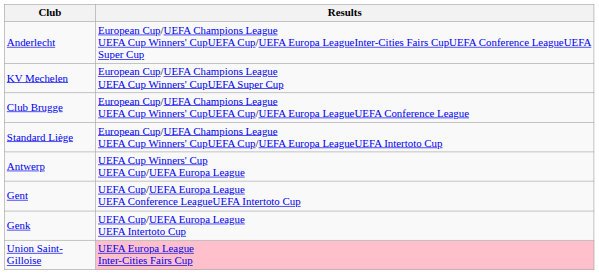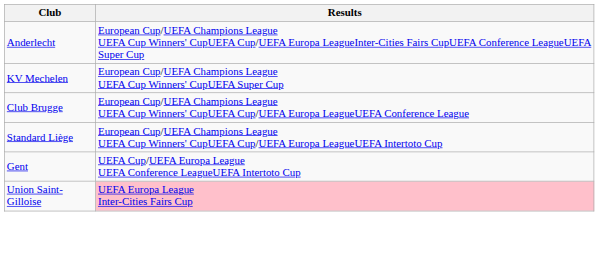- row: (26, 166)
- row: (19, 225)
